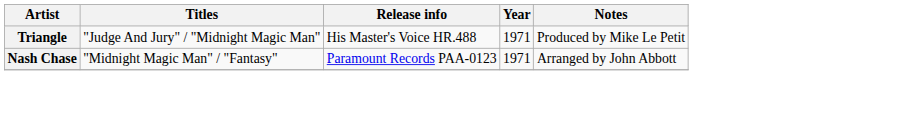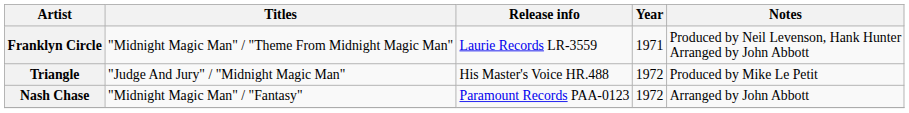+ row: (55, 44)
(517, 37) 1971 -> (650, 74) 1972
(517, 59) 1971 -> (650, 96) 1972
